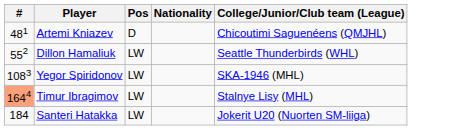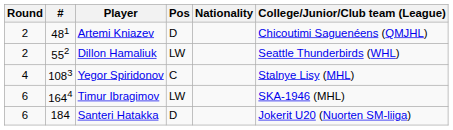+ column: (25, 13)
(136, 75) LW -> (173, 75) C
(260, 75) SKA-1946 (MHL) -> (306, 75) Stalnye Lisy (MHL)
(19, 96) lightsalmon background -> (60, 96) no background
(265, 96) Stalnye Lisy (MHL) -> (302, 96) SKA-1946 (MHL)
(136, 115) LW -> (173, 115) D
